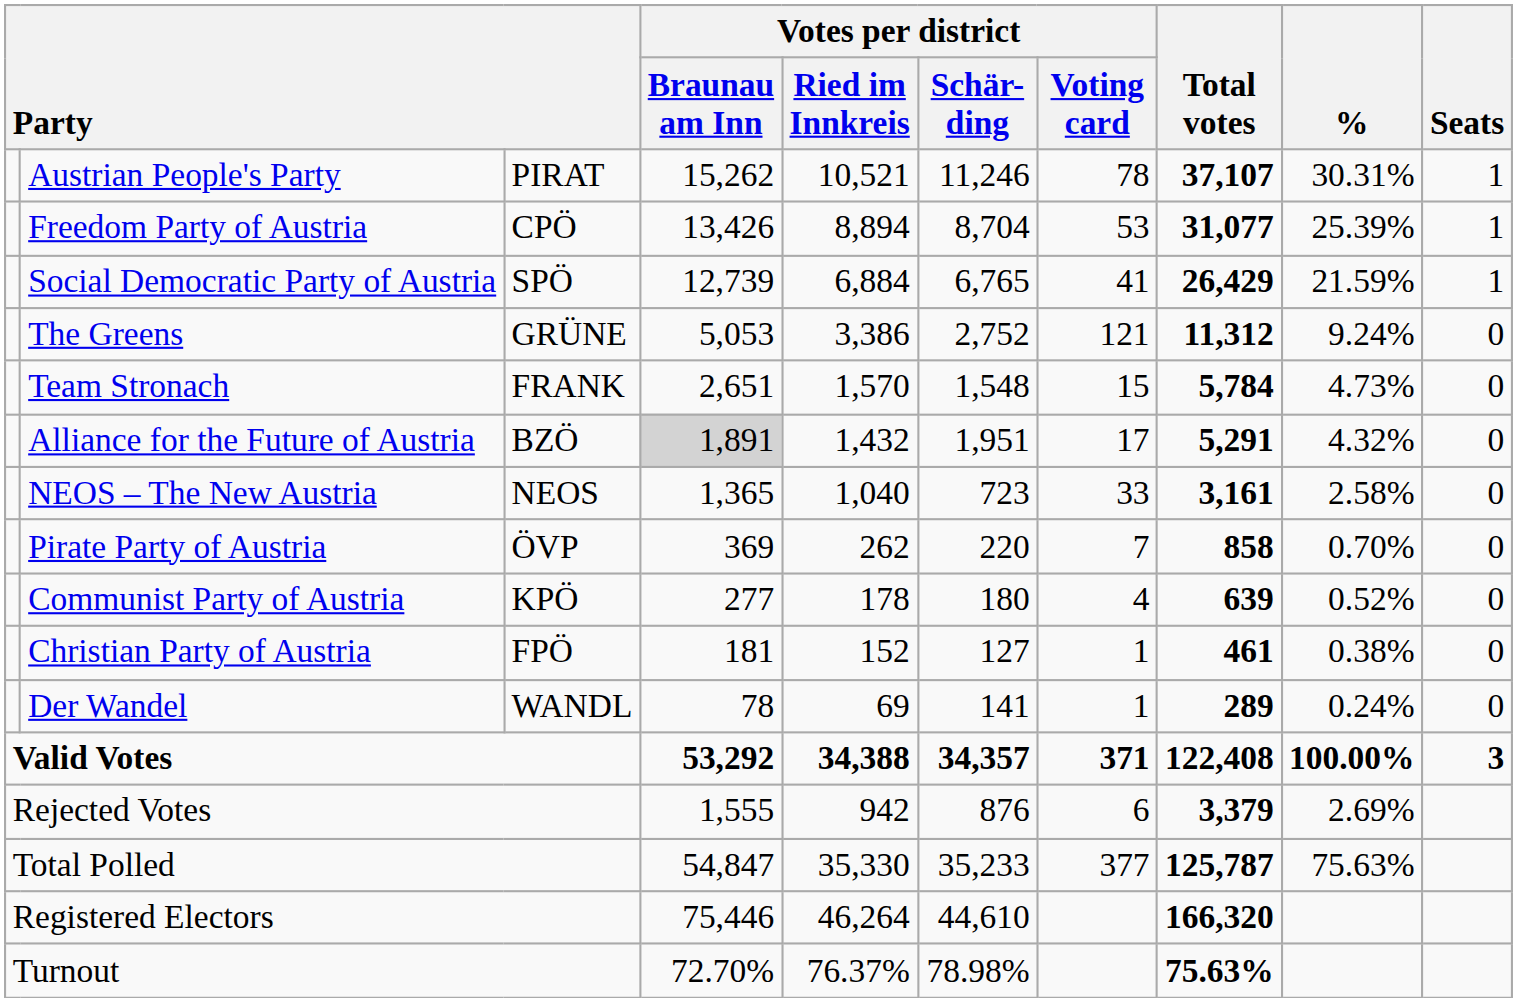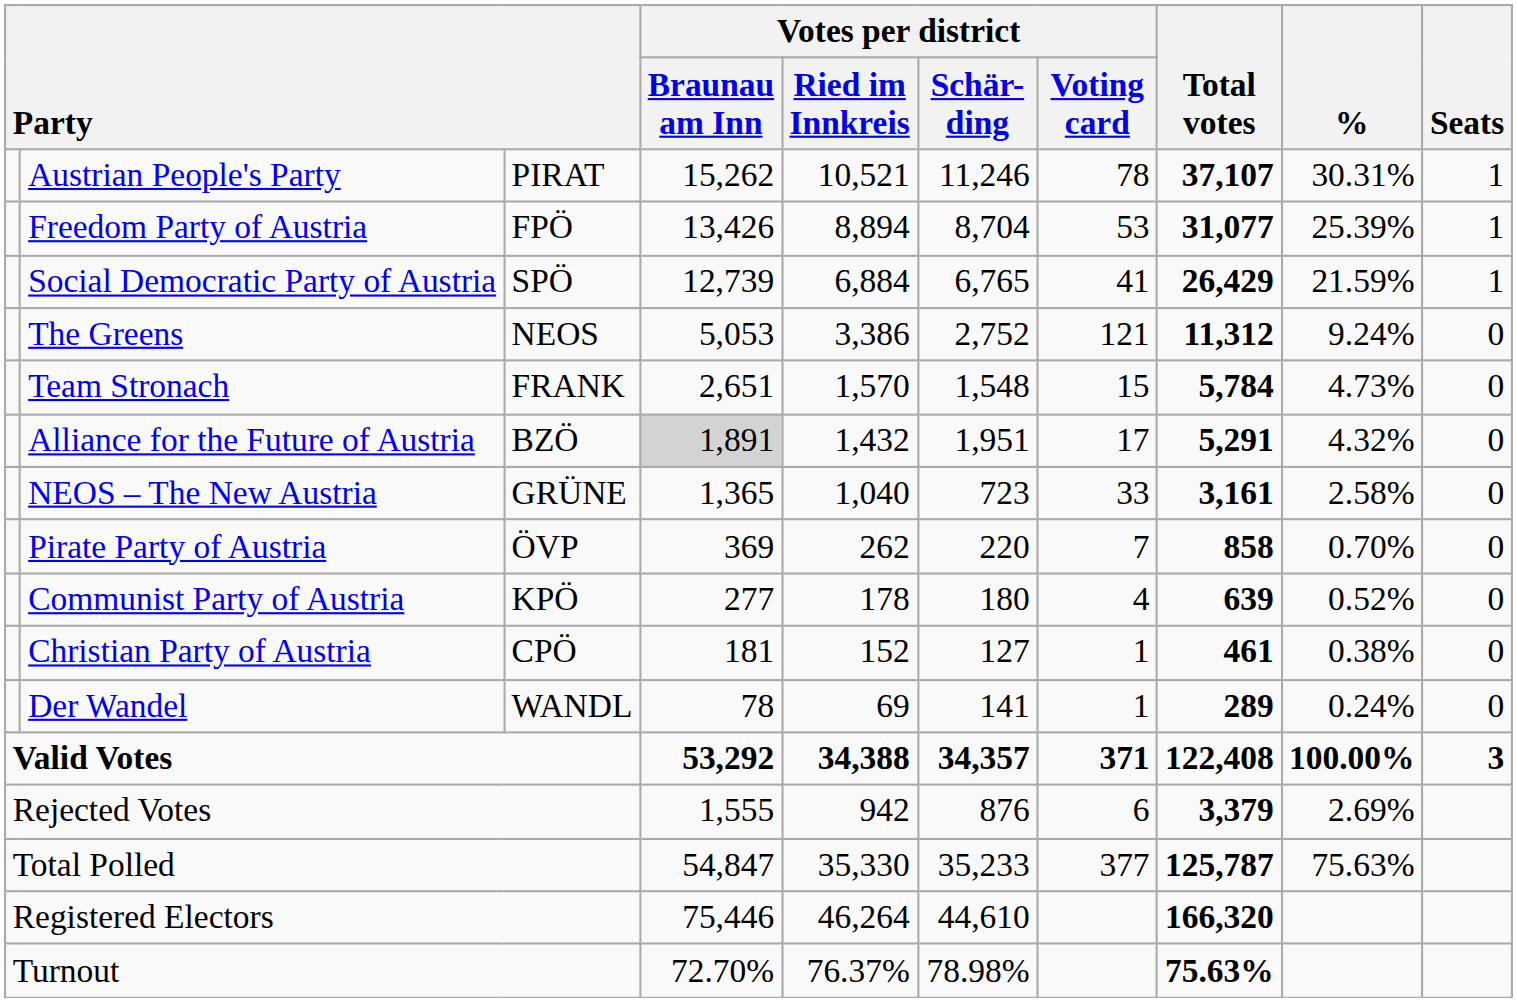(544, 227) CPÖ -> (542, 227) FPÖ
(569, 333) GRÜNE -> (555, 333) NEOS
(555, 492) NEOS -> (569, 492) GRÜNE
(542, 652) FPÖ -> (544, 652) CPÖ
